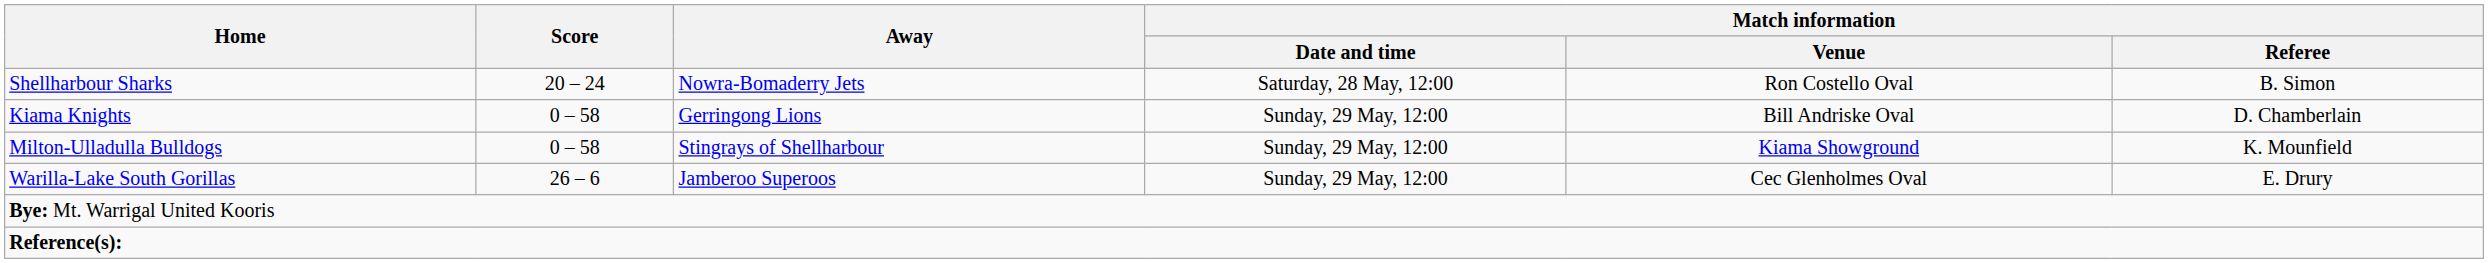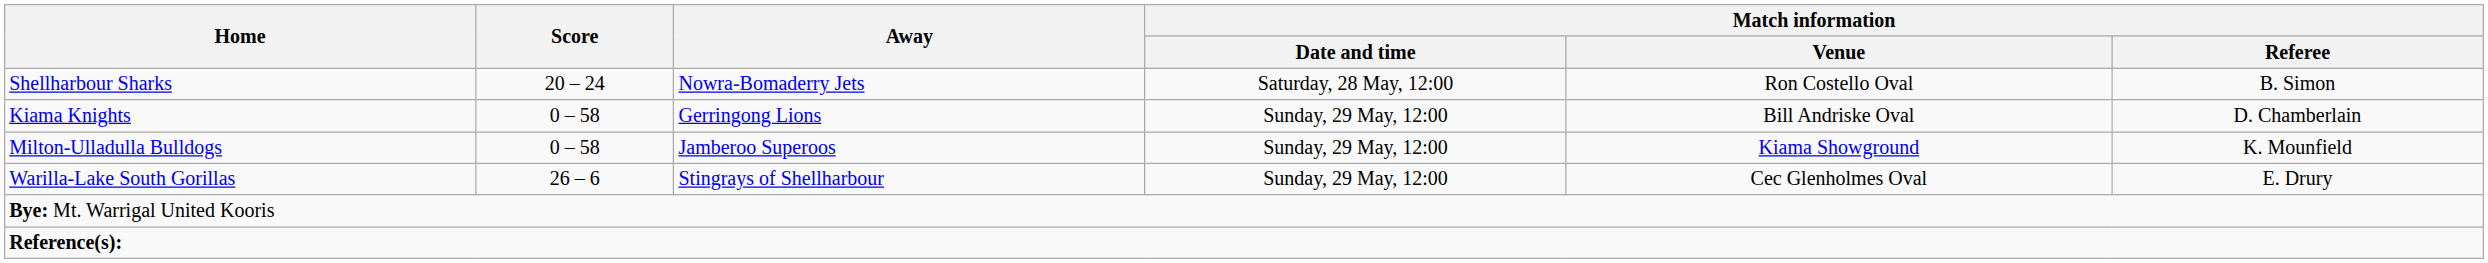(781, 147) Stingrays of Shellharbour -> (757, 147) Jamberoo Superoos
(757, 178) Jamberoo Superoos -> (781, 178) Stingrays of Shellharbour
